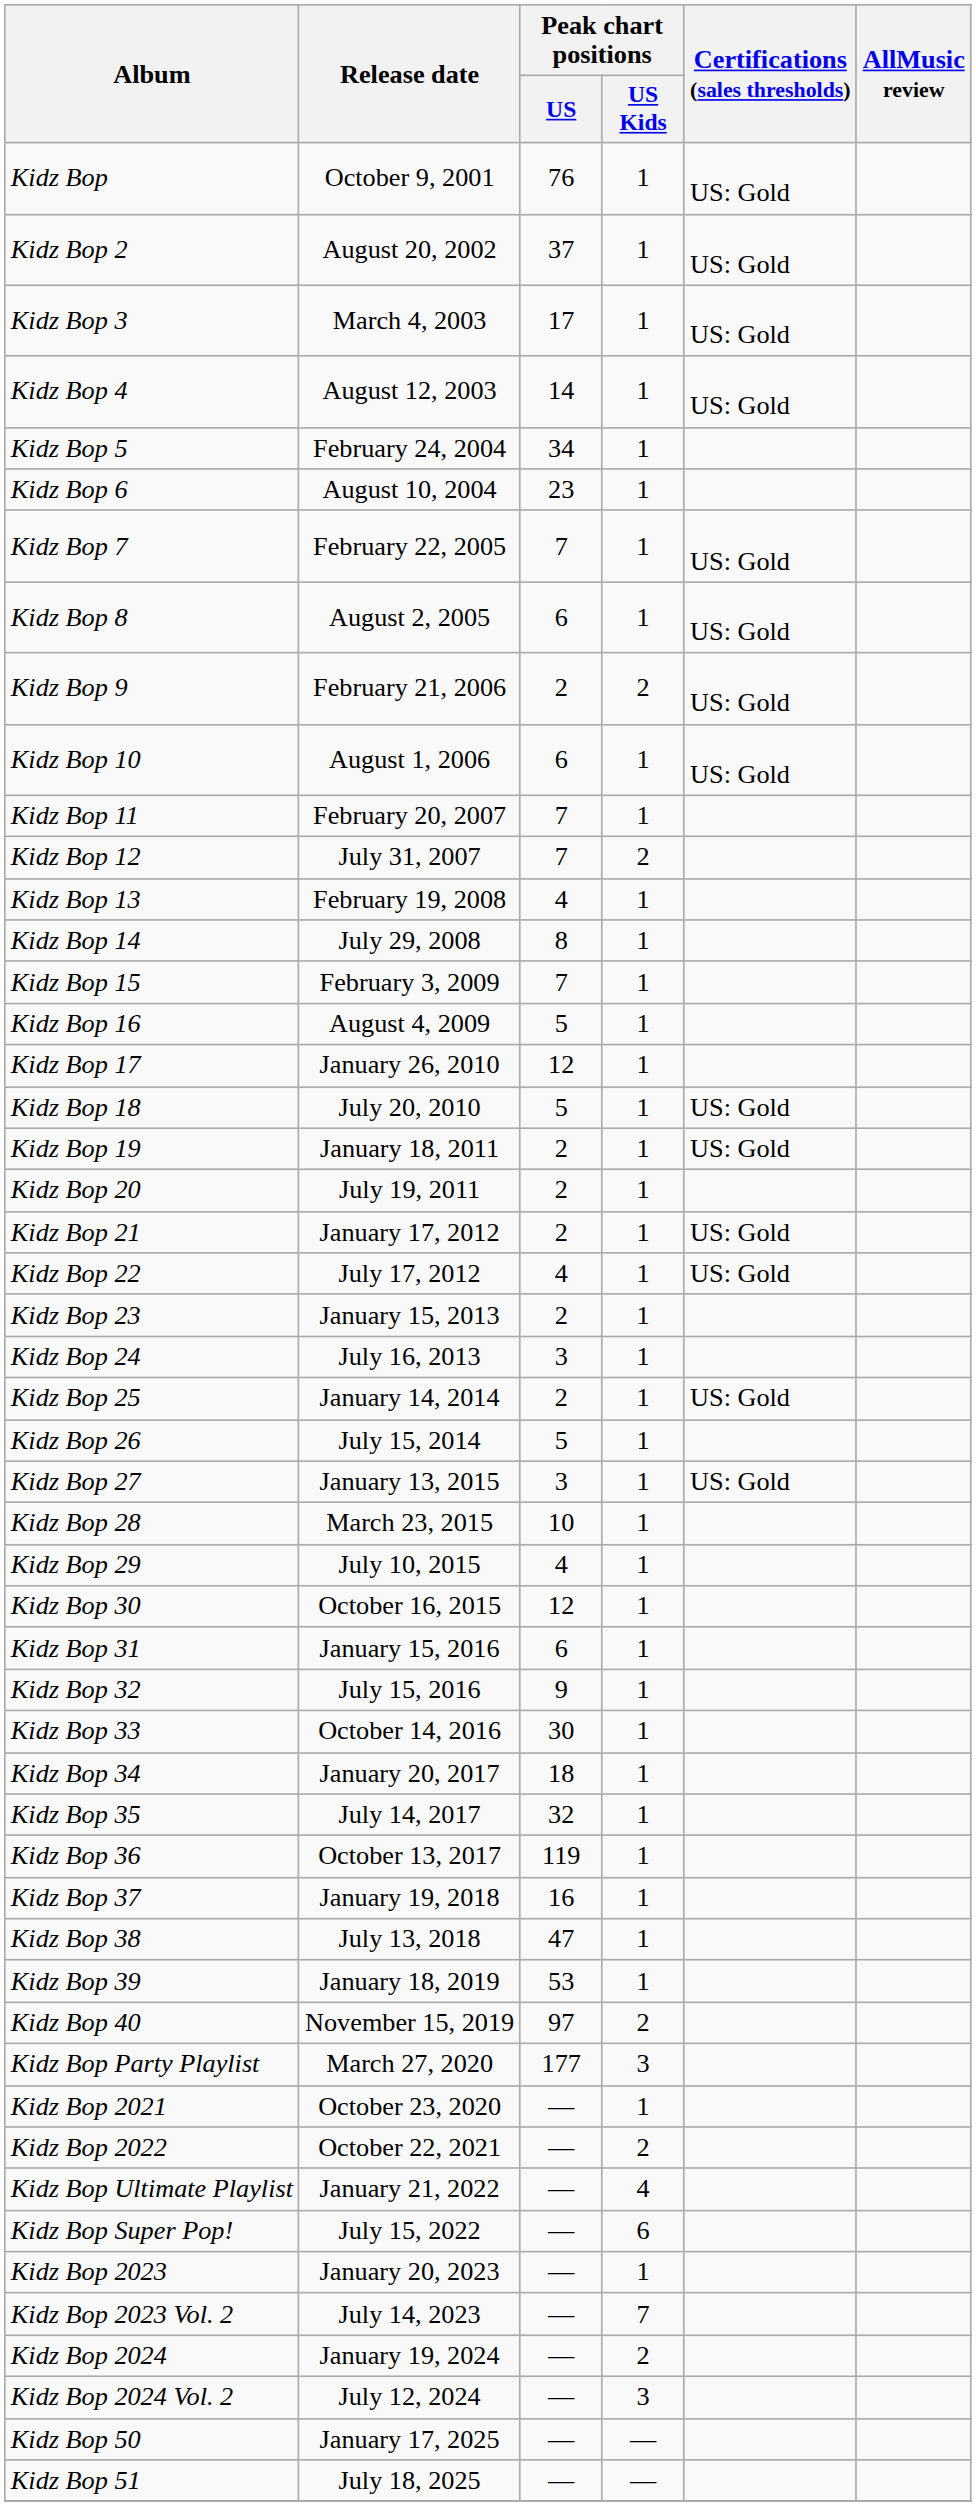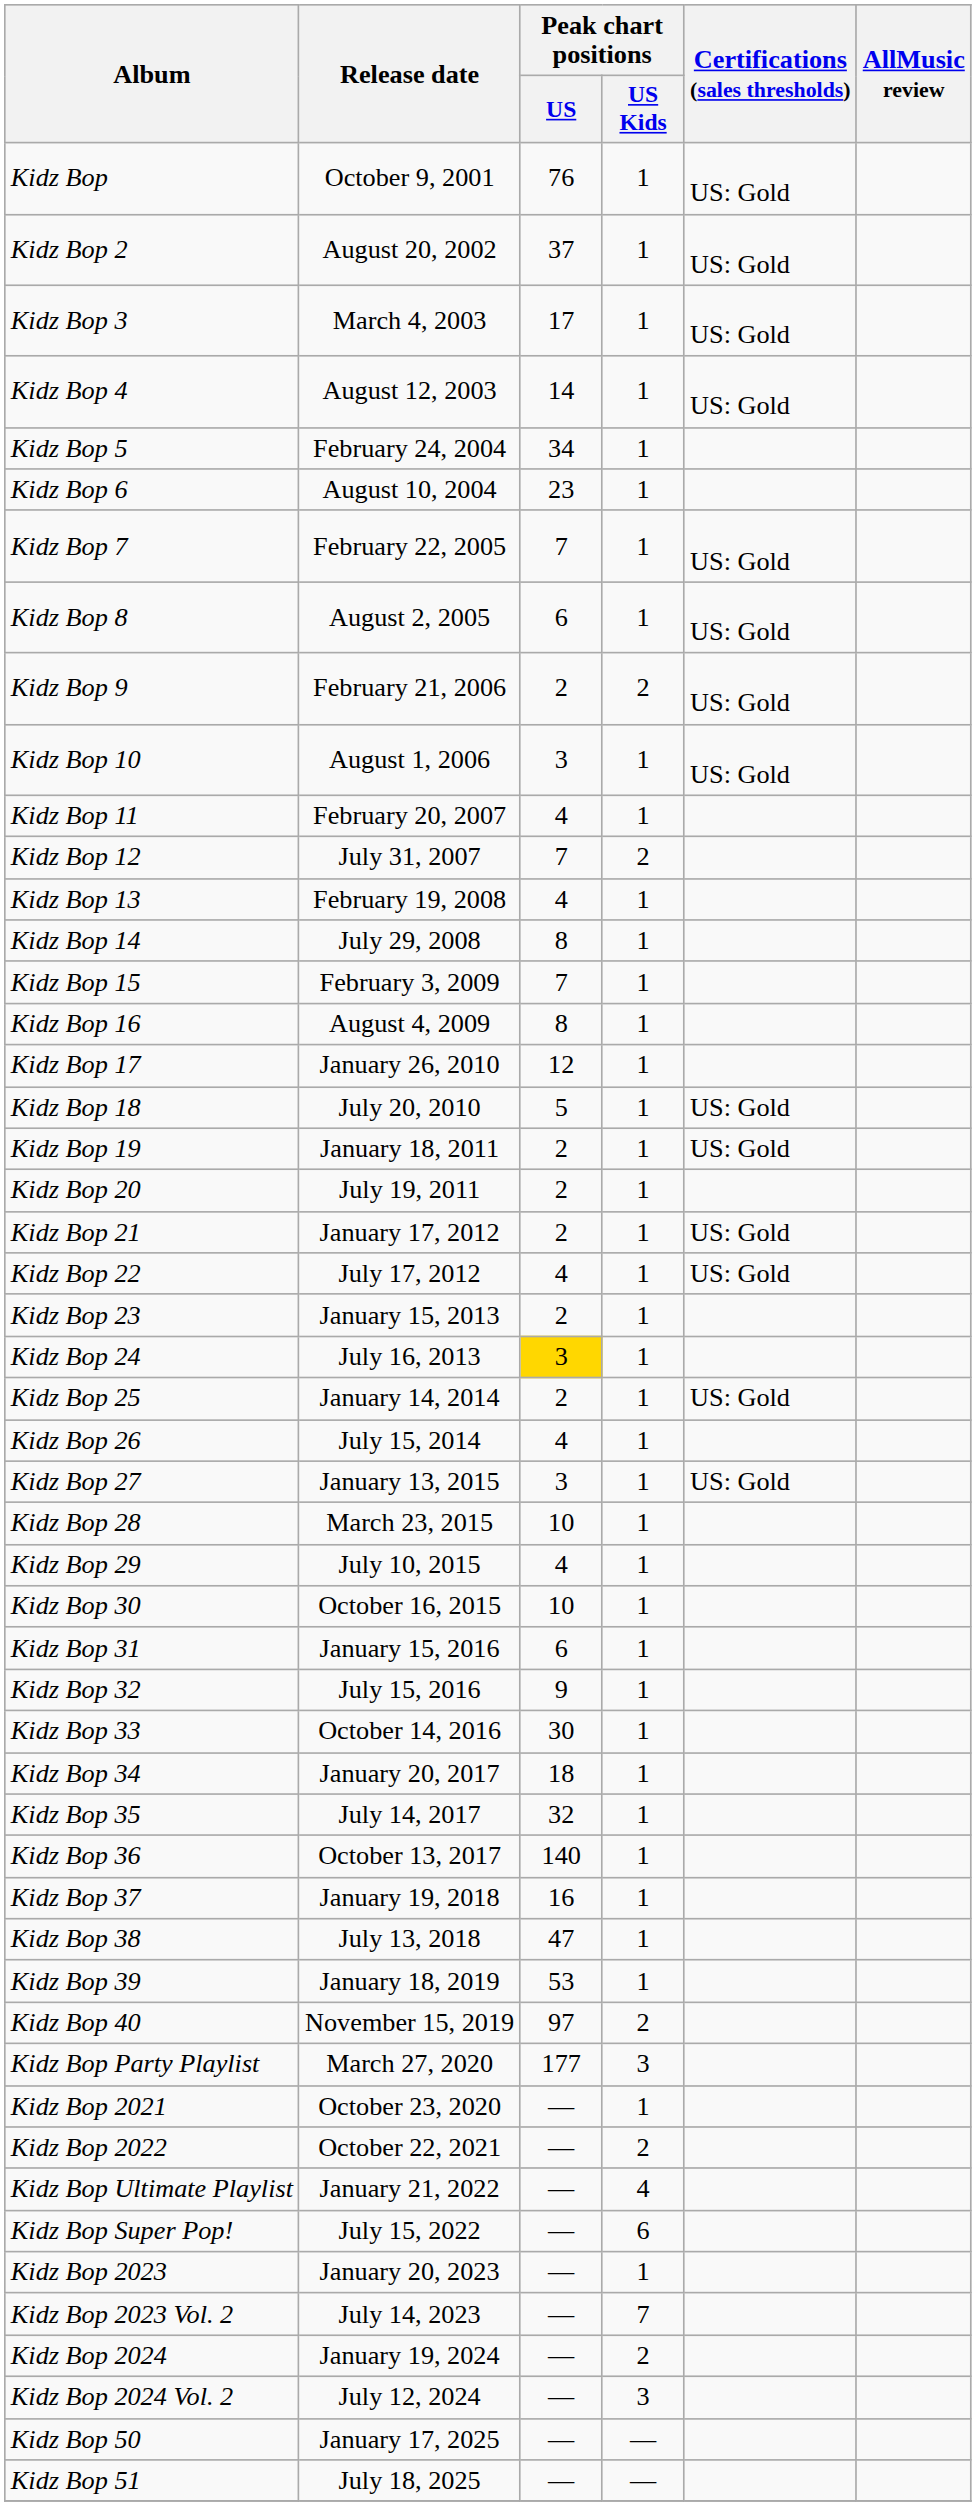(561, 759) 6 -> (561, 759) 3
(561, 815) 7 -> (561, 815) 4
(561, 1023) 5 -> (561, 1023) 8
(561, 1356) no background -> (561, 1356) gold background
(561, 1439) 5 -> (561, 1439) 4
(561, 1606) 12 -> (561, 1606) 10
(561, 1855) 119 -> (561, 1855) 140
